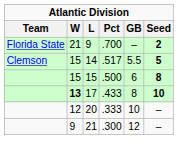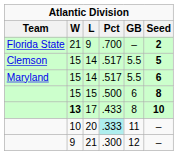+ row: (28, 77)
(75, 110) 12 -> (75, 126) 10
(112, 110) no background -> (112, 126) paleturquoise background
(134, 110) 10 -> (134, 126) 11
